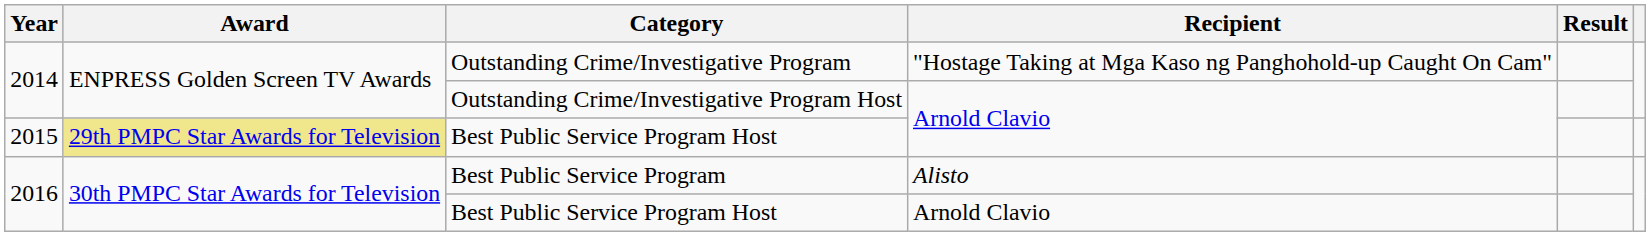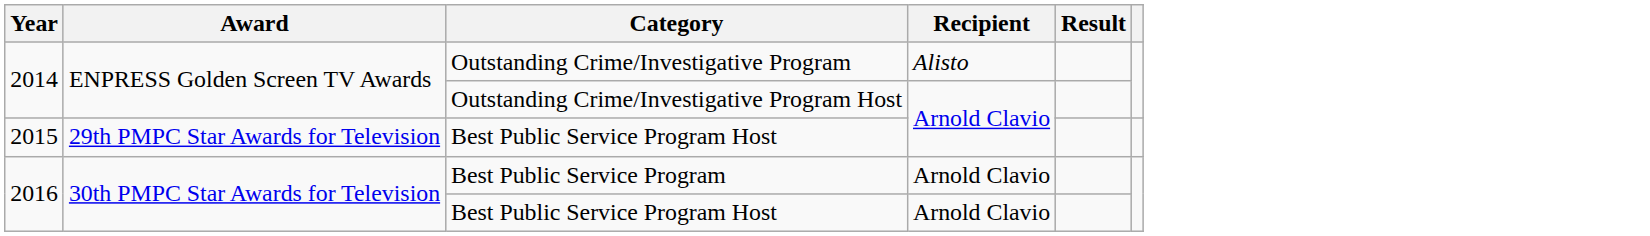(1233, 61) "Hostage Taking at Mga Kaso ng Panghohold-up Caught On Cam" -> (941, 61) Alisto
(255, 136) khaki background -> (255, 136) no background
(941, 174) Alisto -> (982, 174) Arnold Clavio
